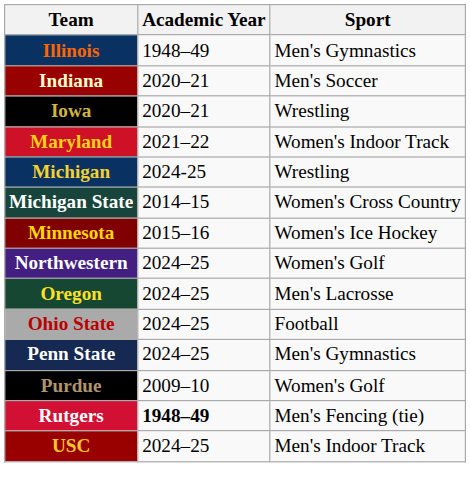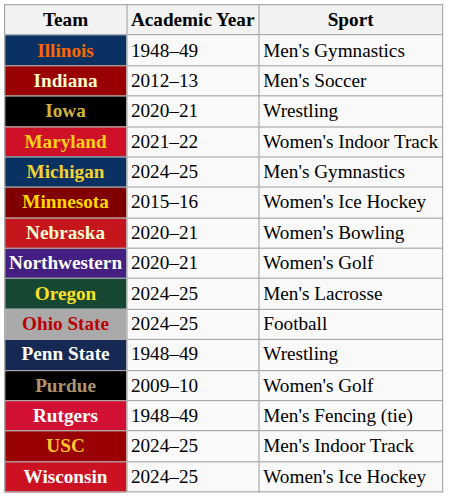(176, 80) 2020–21 -> (165, 80) 2012–13
(174, 171) 2024-25 -> (165, 171) 2024–25
(312, 171) Wrestling -> (334, 171) Men's Gymnastics
- row: (71, 202)
+ row: (66, 232)
(176, 263) 2024–25 -> (165, 263) 2020–21
(176, 354) 2024–25 -> (165, 354) 1948–49
(345, 354) Men's Gymnastics -> (301, 354) Wrestling
(176, 415) bold -> (165, 415) normal
+ row: (66, 476)
